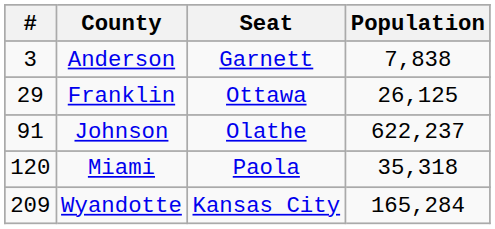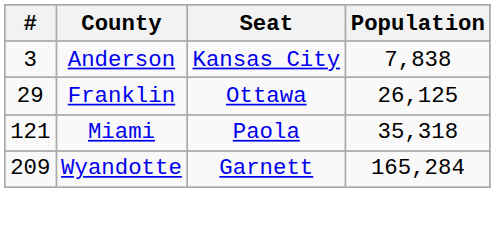(266, 60) Garnett -> (266, 60) Kansas City
- row: (121, 132)
(30, 169) 120 -> (30, 132) 121
(266, 205) Kansas City -> (266, 169) Garnett
